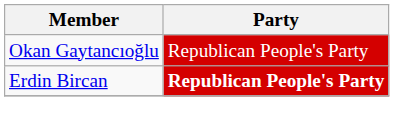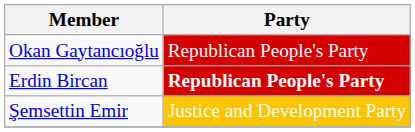+ row: (68, 111)
